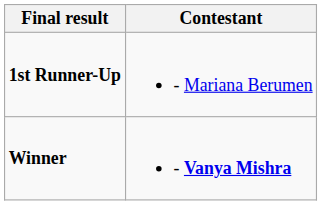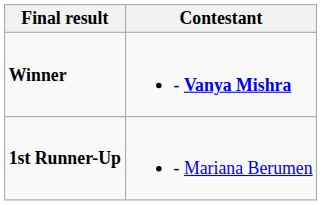rows swapped: (38, 158) <-> (65, 74)
